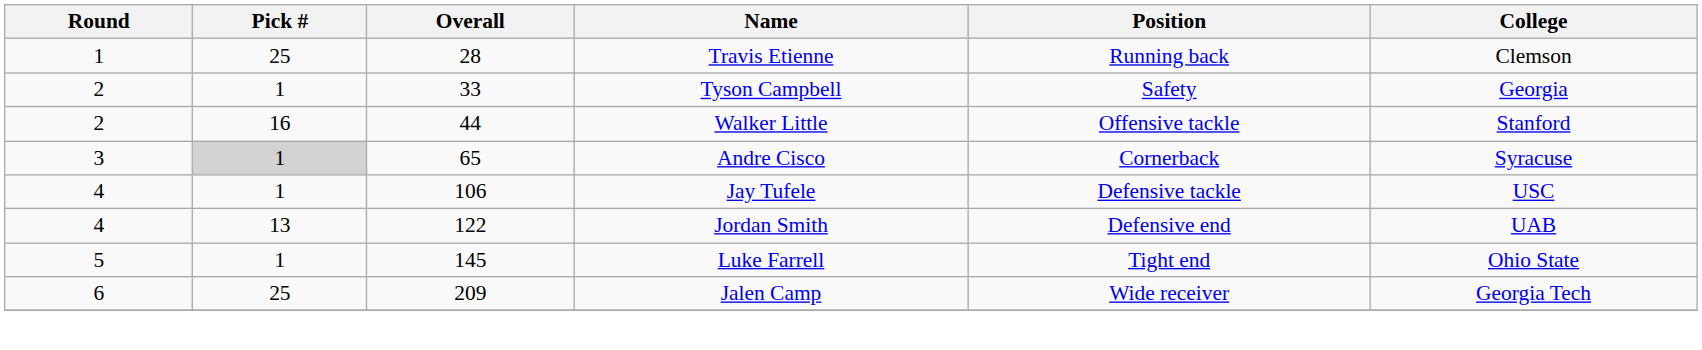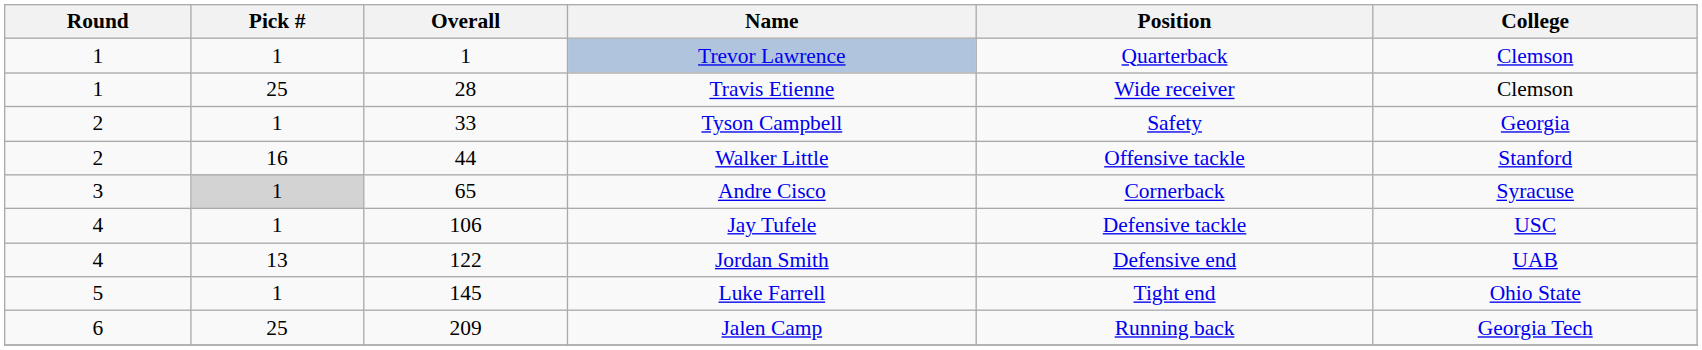+ row: (772, 55)
(1169, 55) Running back -> (1175, 89) Wide receiver
(1169, 293) Wide receiver -> (1175, 327) Running back
